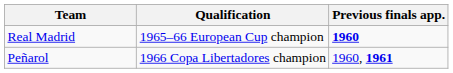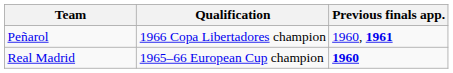rows swapped: (28, 57) <-> (41, 36)
